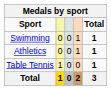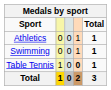rows swapped: (30, 51) <-> (30, 38)
(78, 65) normal -> (78, 65) bold
